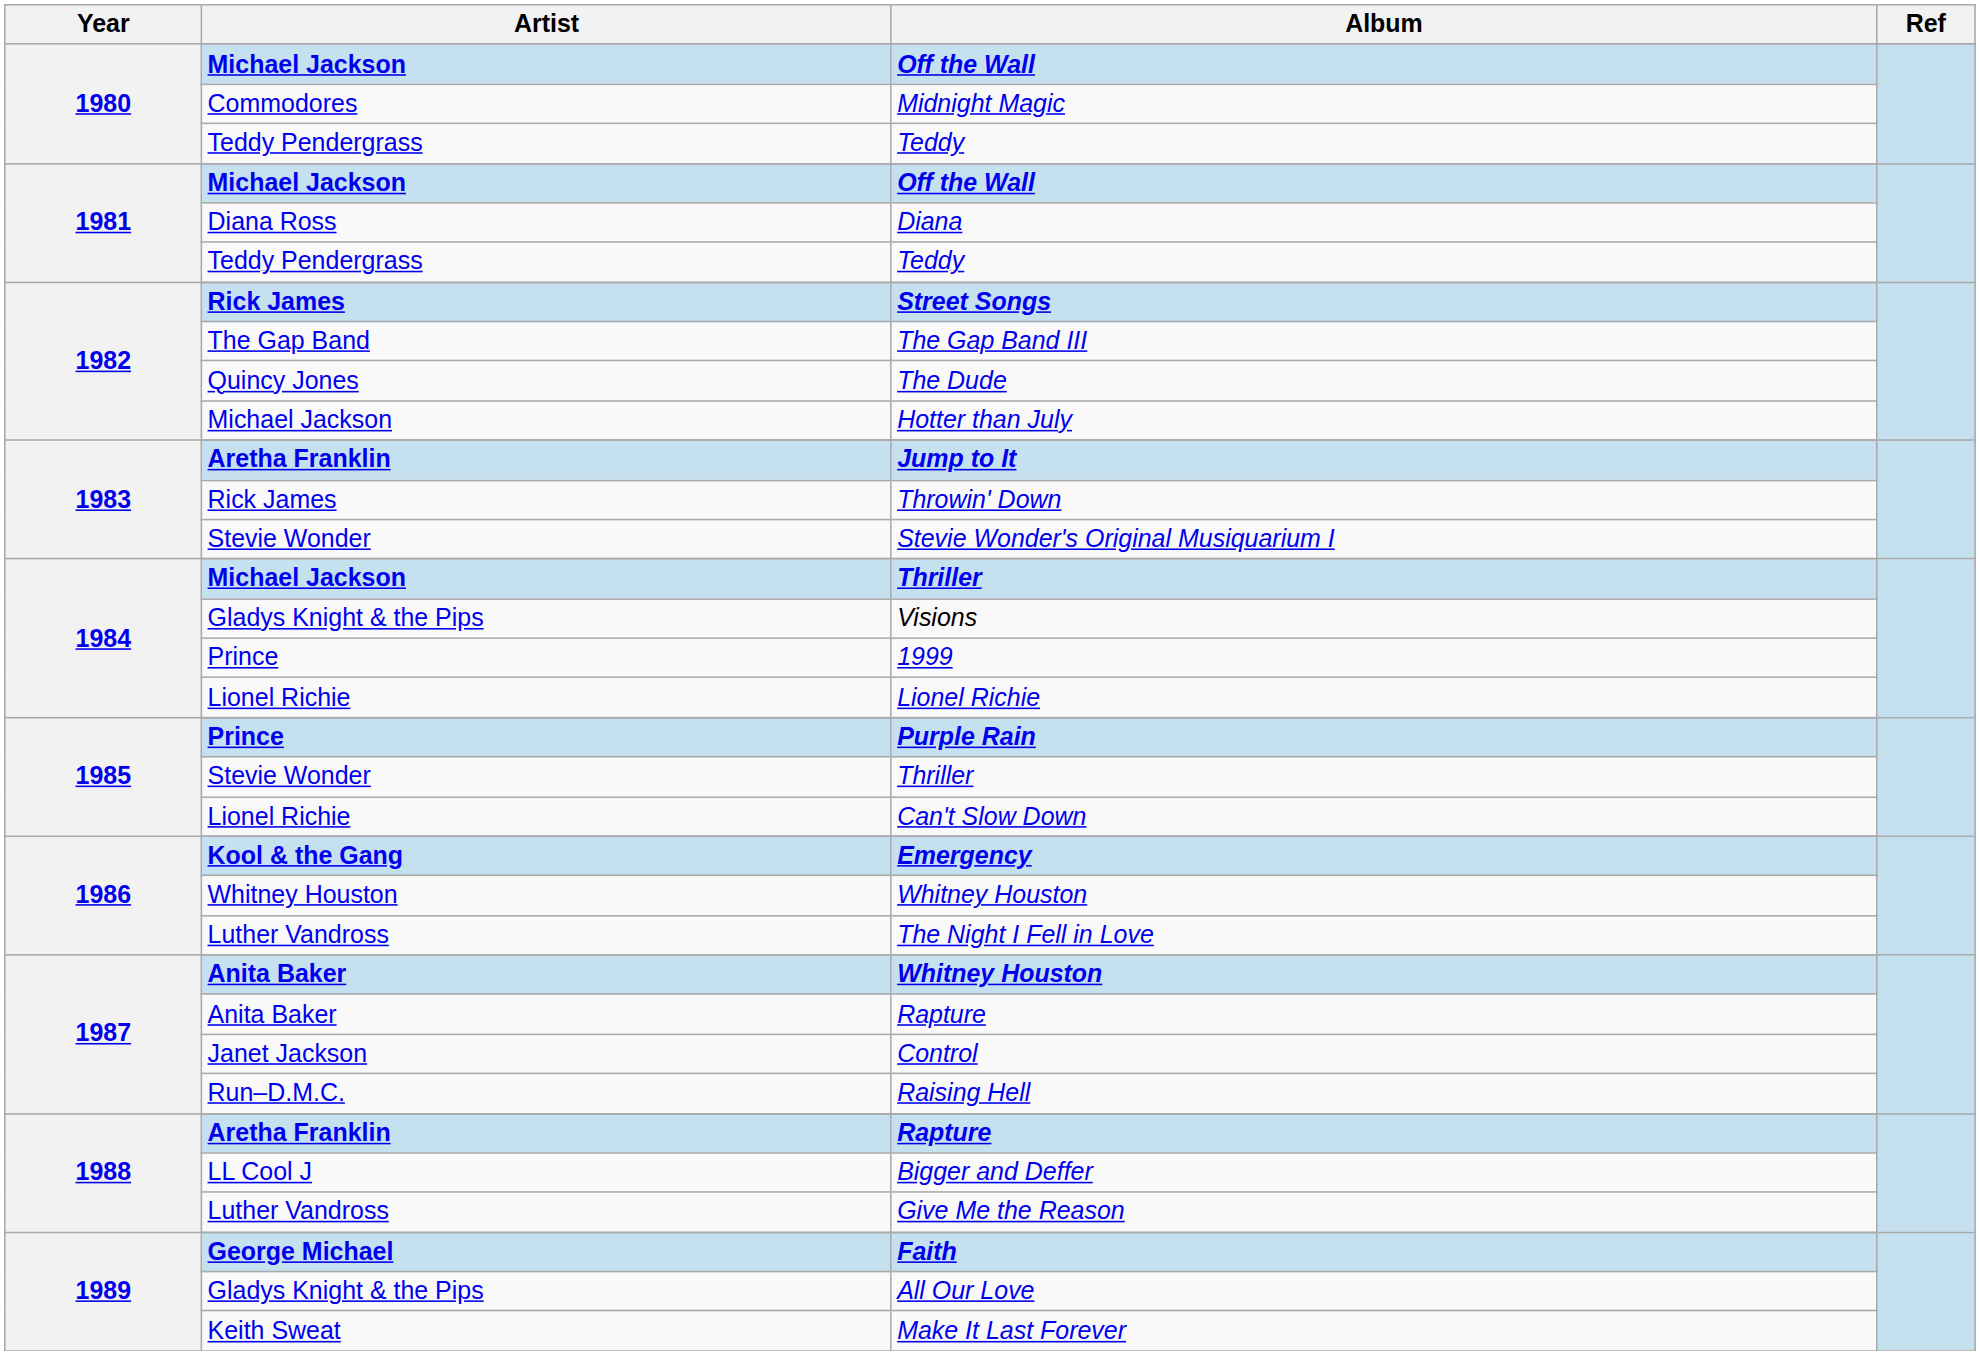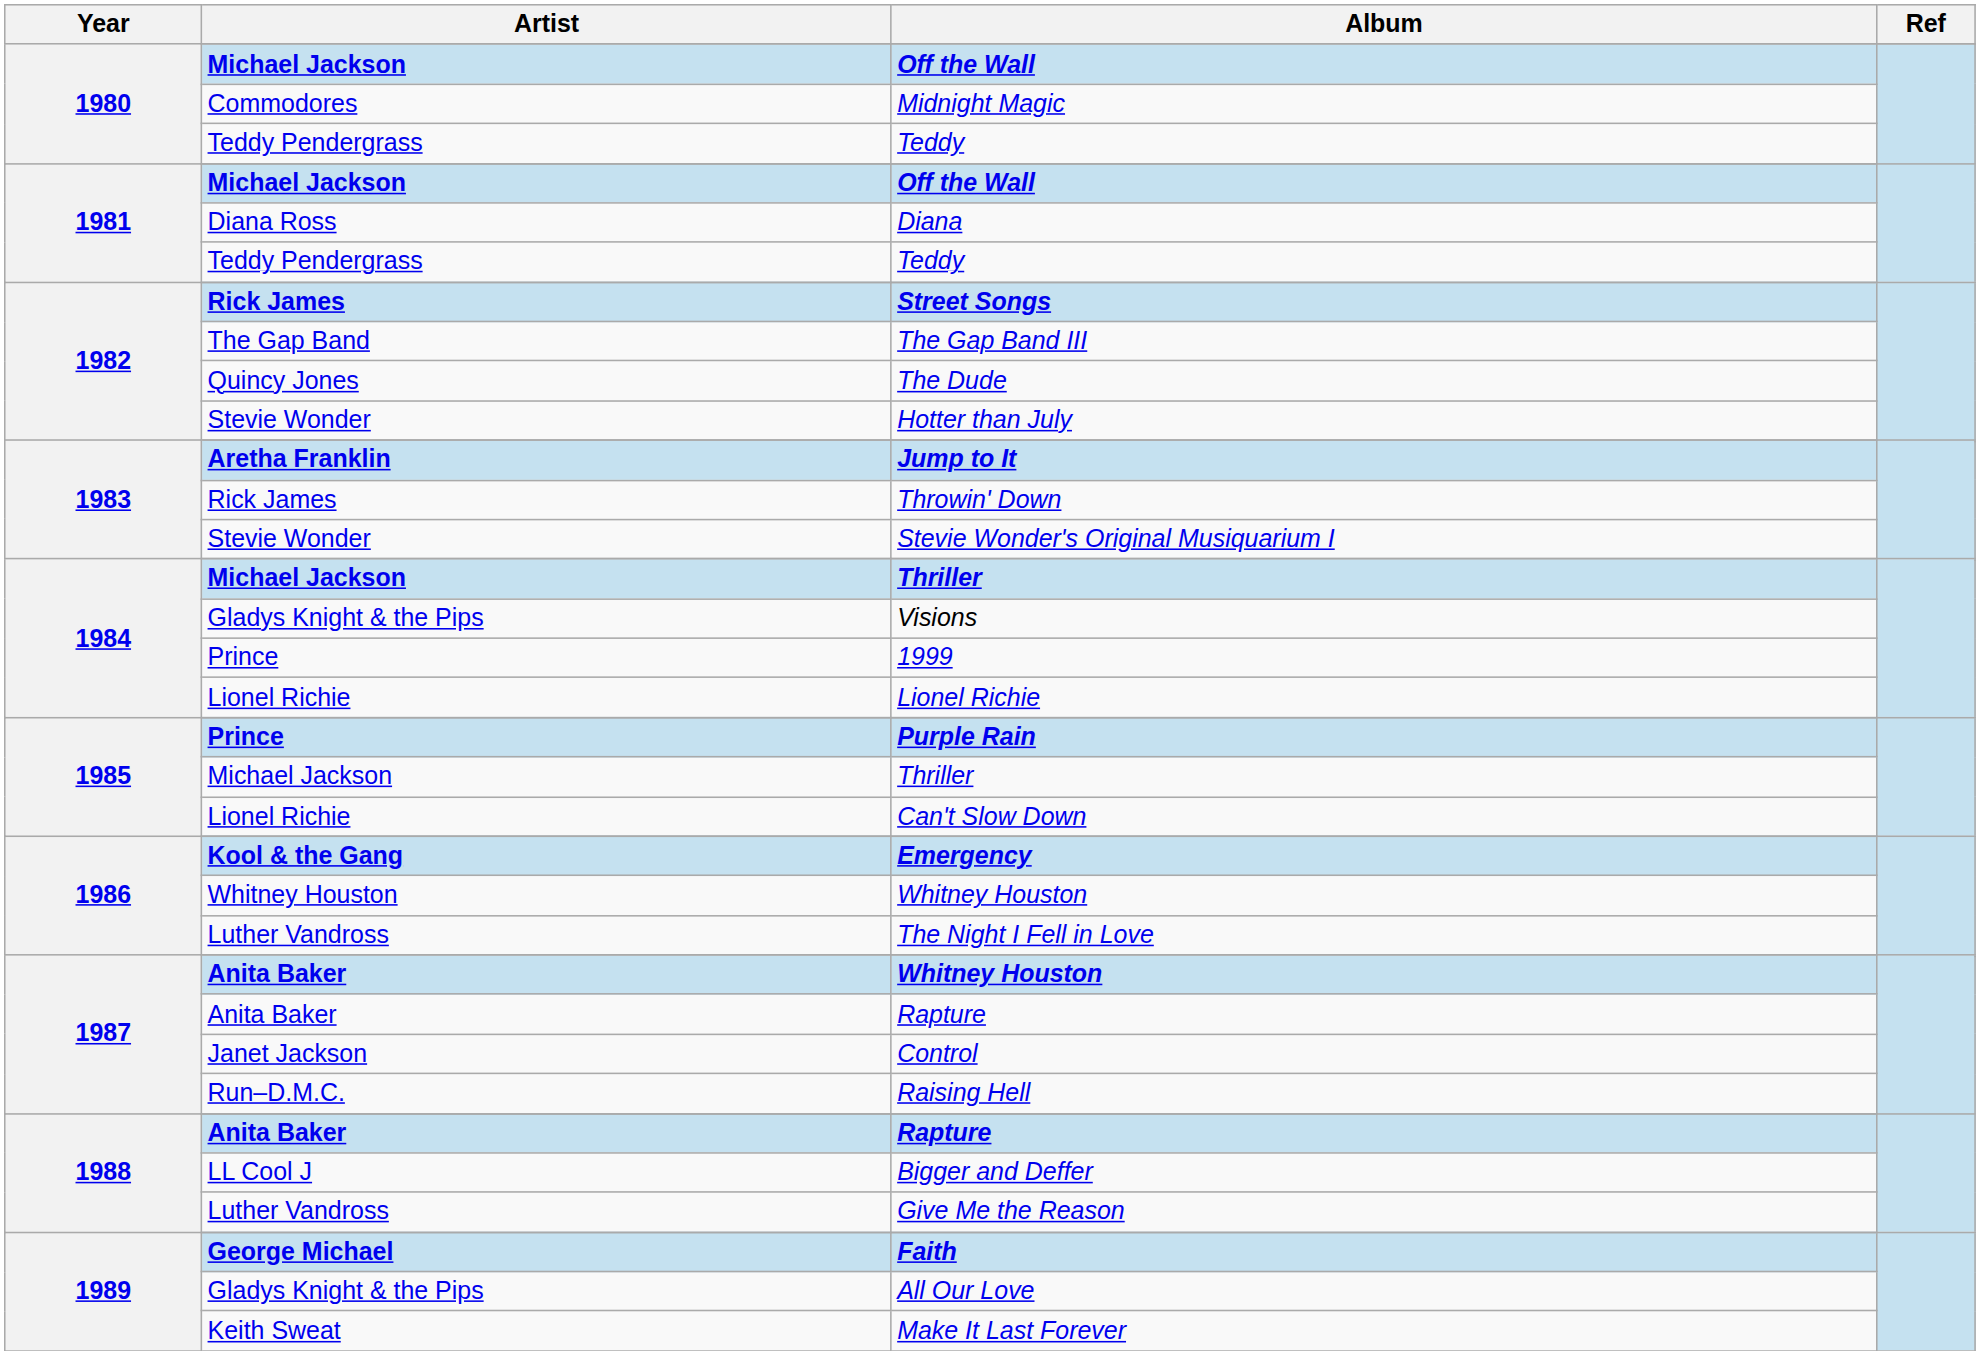(300, 420) Michael Jackson -> (289, 420) Stevie Wonder
(289, 776) Stevie Wonder -> (300, 776) Michael Jackson
(299, 1132) Aretha Franklin -> (277, 1132) Anita Baker
